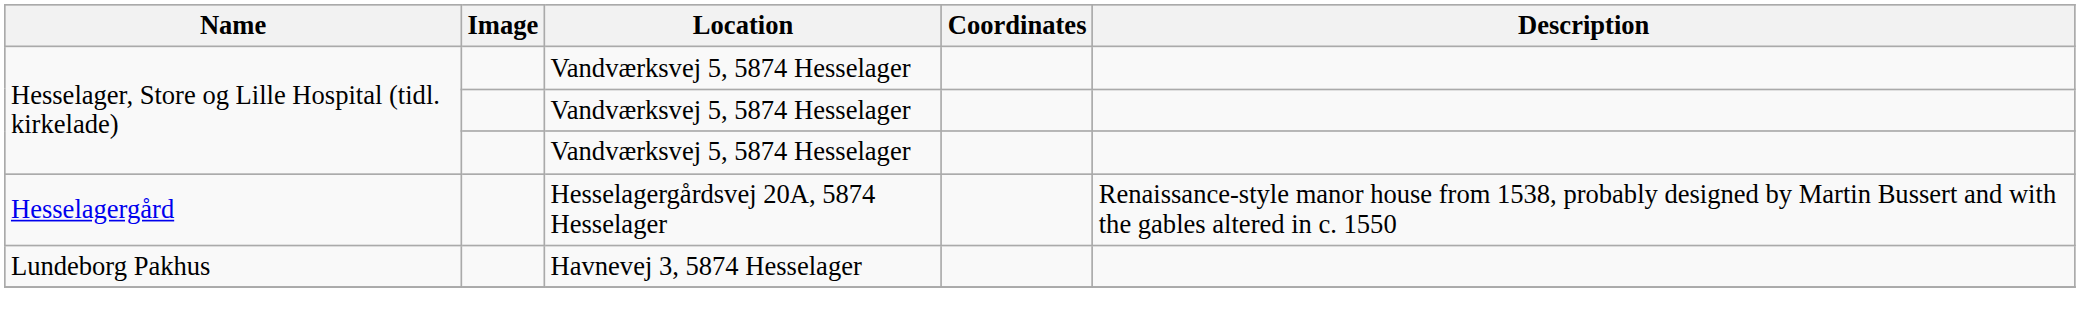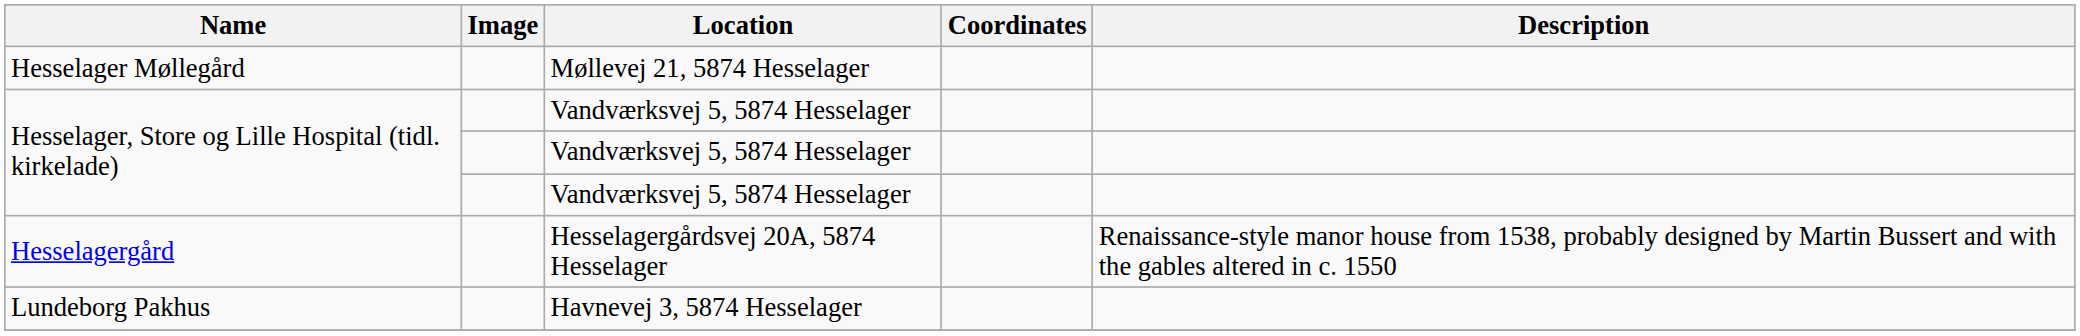+ row: (128, 67)
